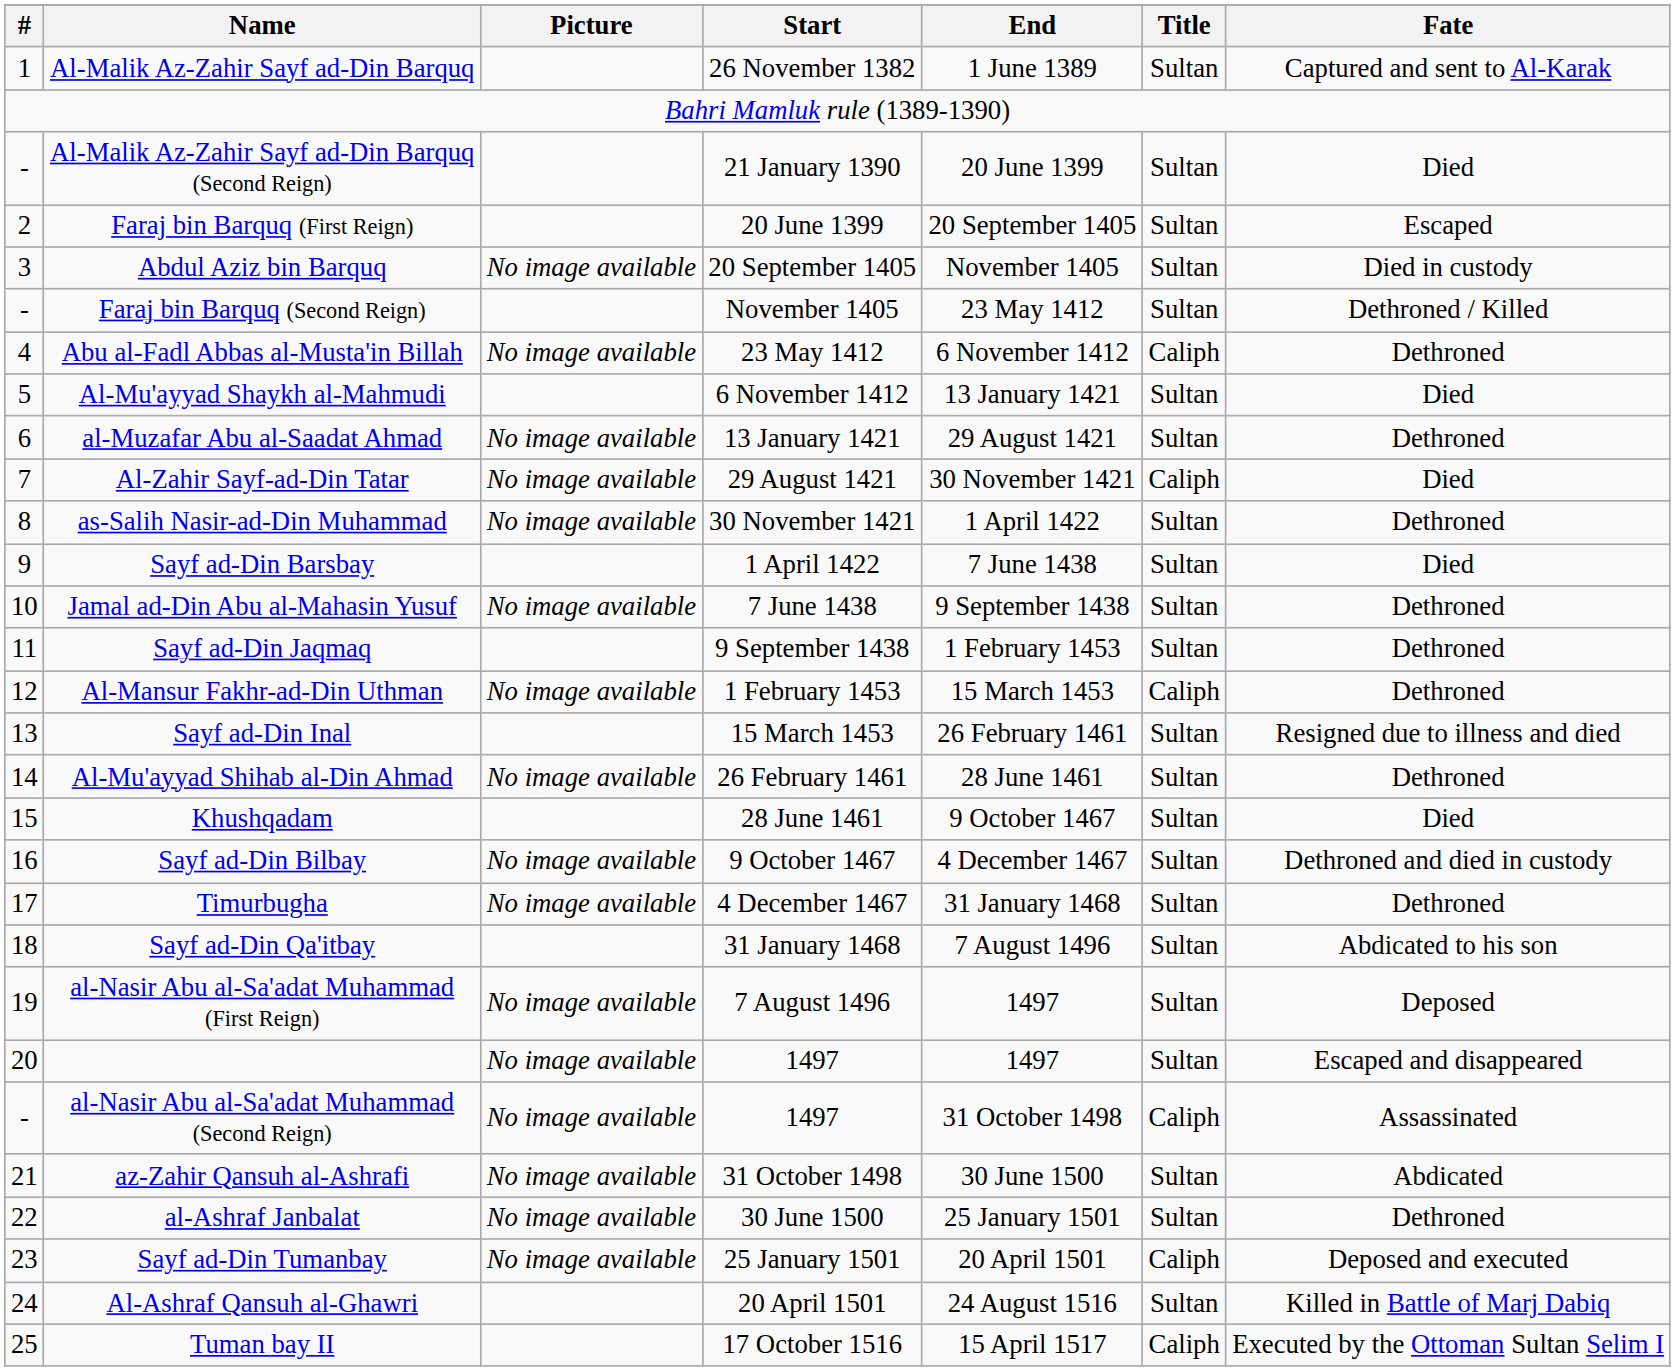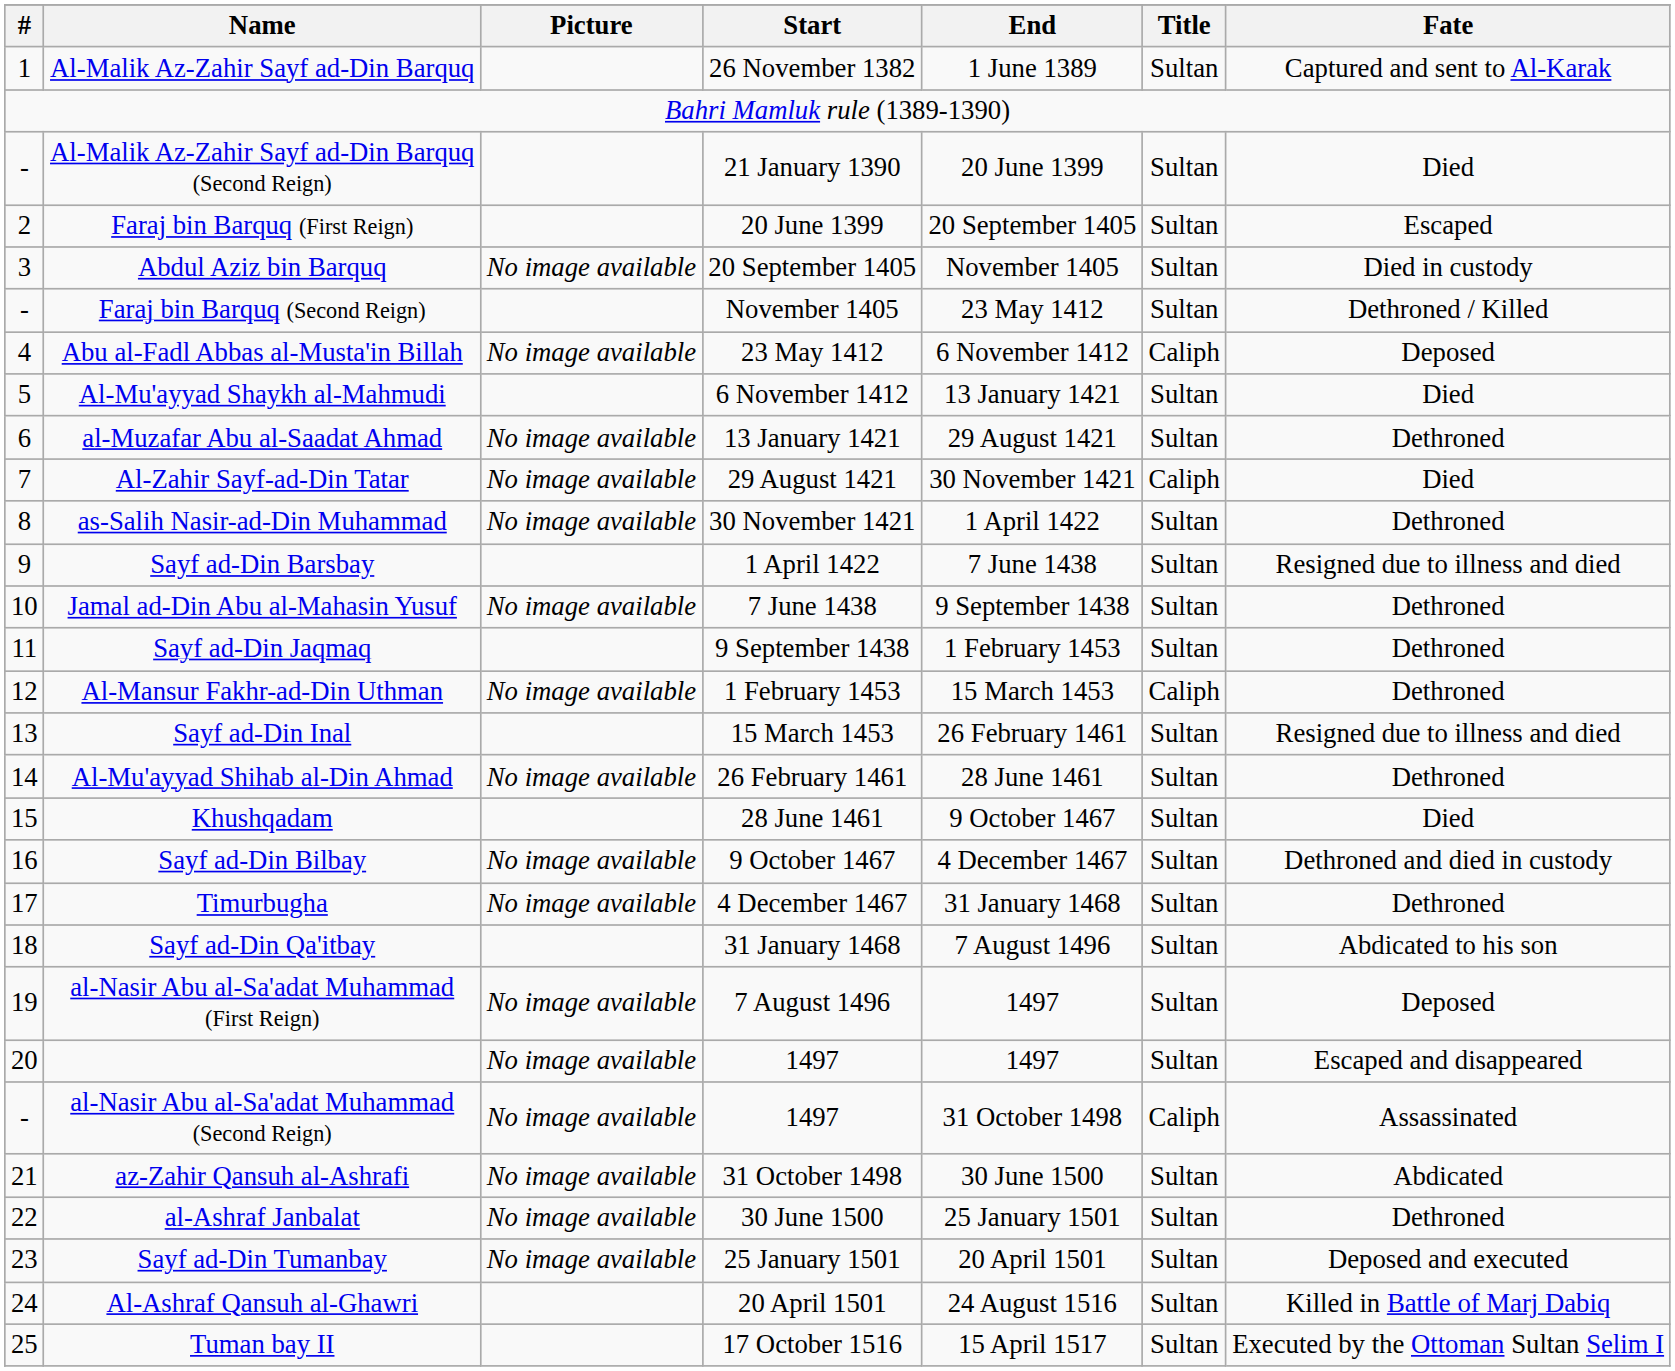(1448, 352) Dethroned -> (1448, 352) Deposed
(1448, 564) Died -> (1448, 564) Resigned due to illness and died
(1184, 1260) Caliph -> (1184, 1260) Sultan
(1184, 1344) Caliph -> (1184, 1344) Sultan
